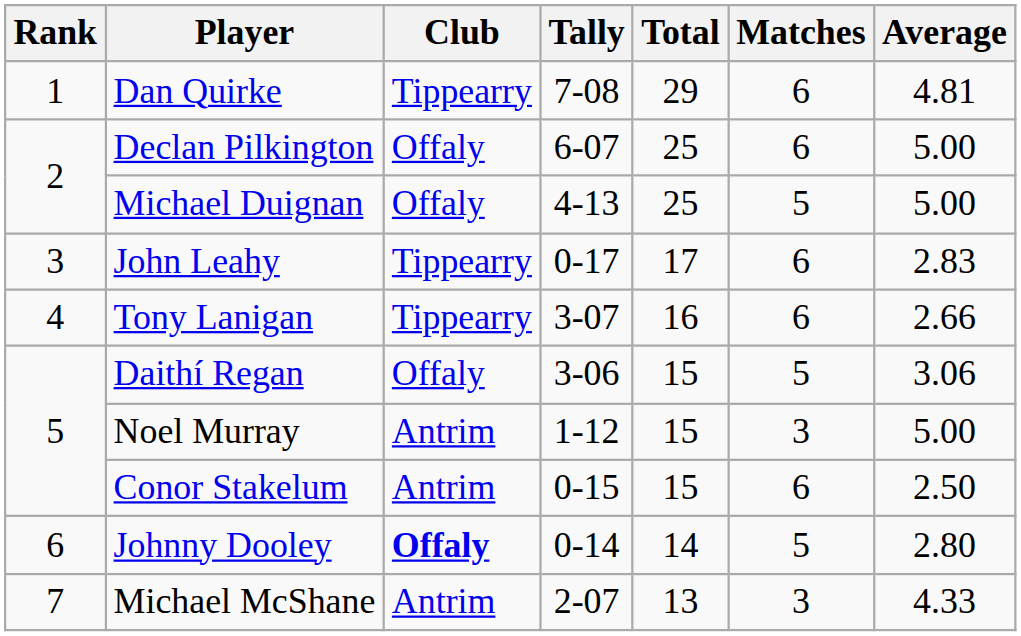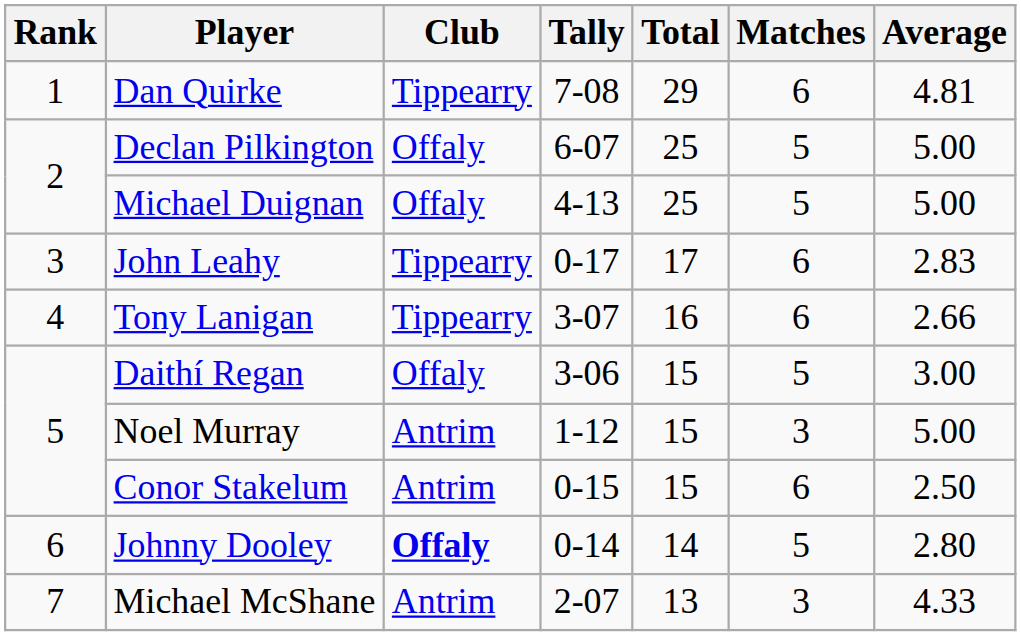(801, 146) 6 -> (801, 146) 5
(944, 373) 3.06 -> (944, 373) 3.00
